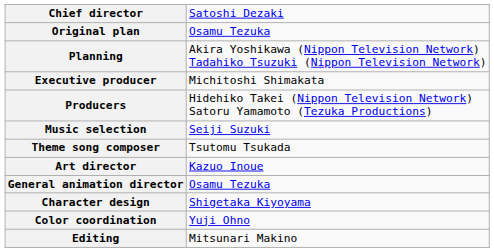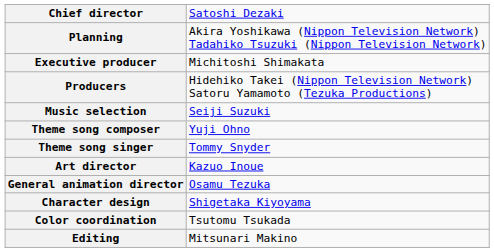- row: (96, 32)
(240, 148) Tsutomu Tsukada -> (219, 130) Yuji Ohno
+ row: (96, 148)
(219, 221) Yuji Ohno -> (240, 221) Tsutomu Tsukada
